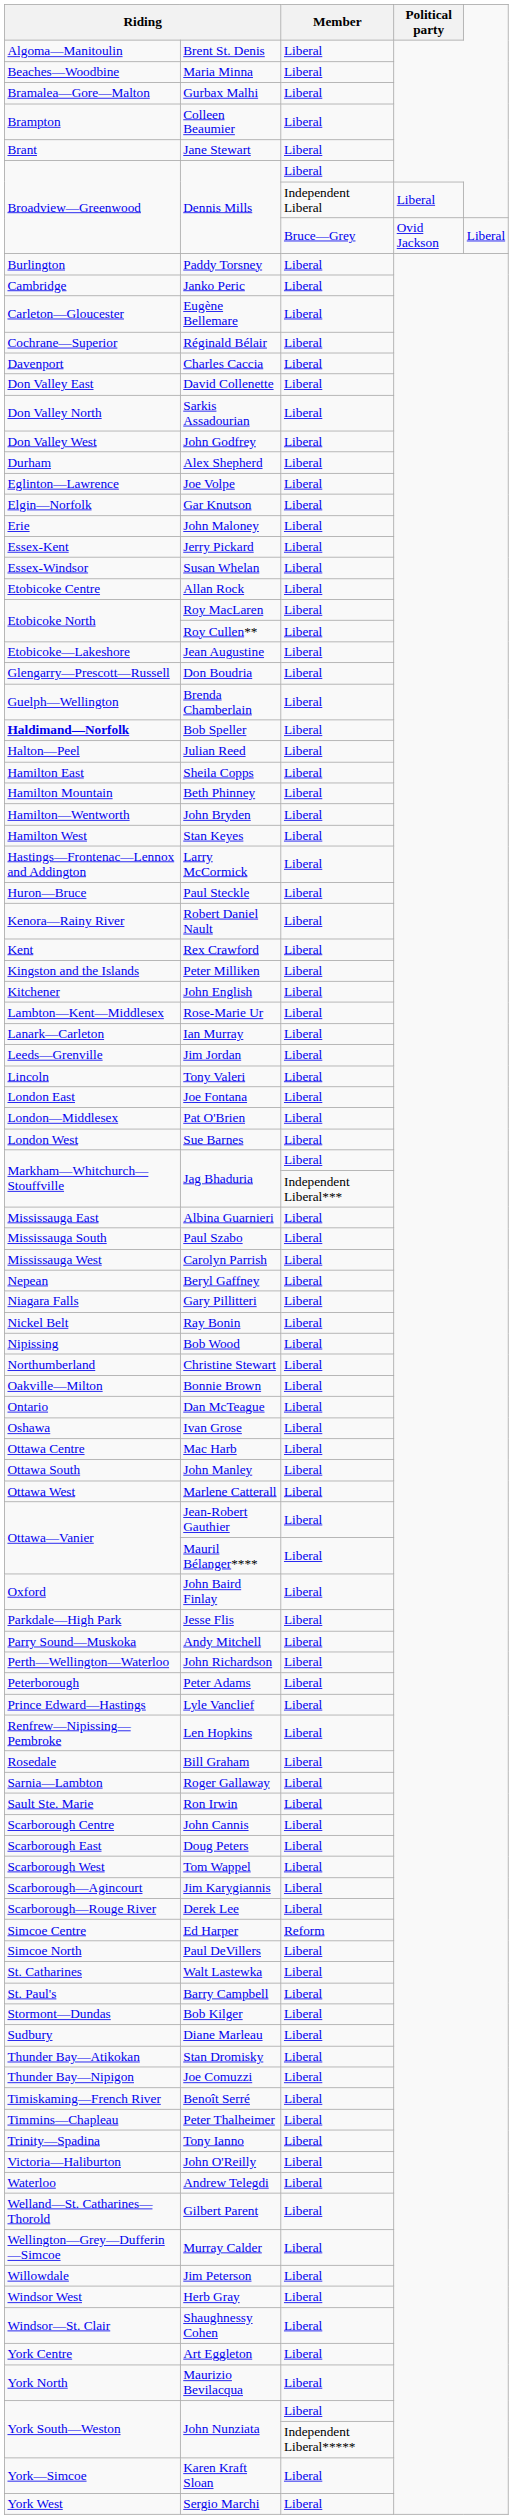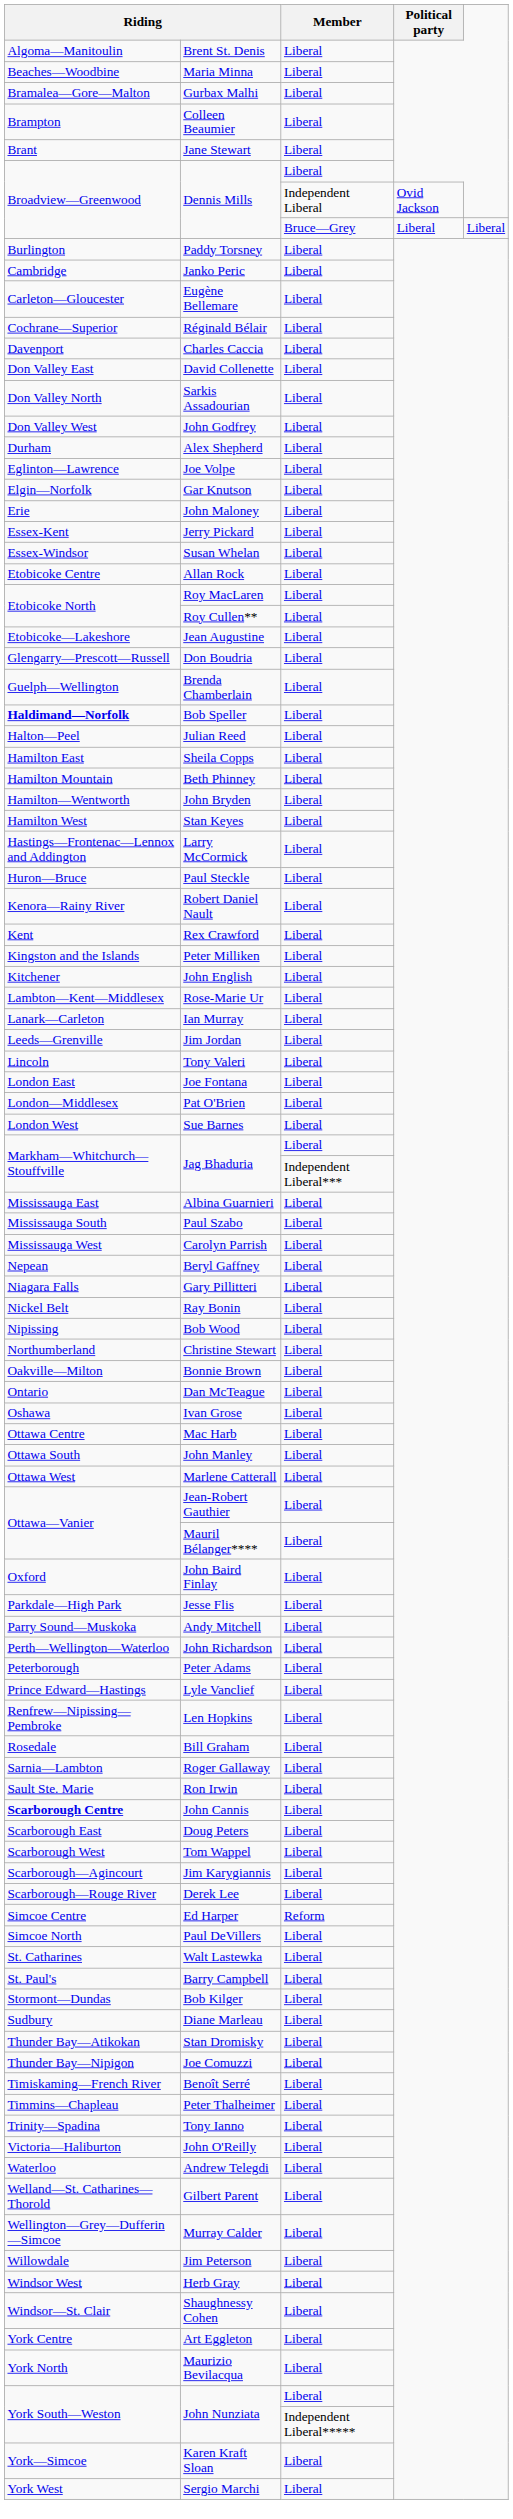(416, 199) Liberal -> (418, 199) Ovid Jackson
(418, 235) Ovid Jackson -> (416, 228) Liberal
(61, 1824) normal -> (65, 1809) bold
